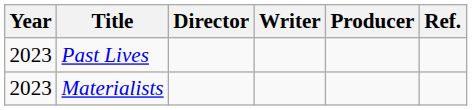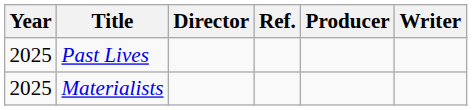columns swapped: (290, 21) <-> (443, 21)
(31, 54) 2023 -> (31, 54) 2025
(31, 88) 2023 -> (31, 88) 2025
